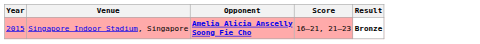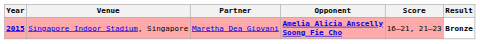+ column: (235, 10)
(15, 28) normal -> (15, 28) bold
